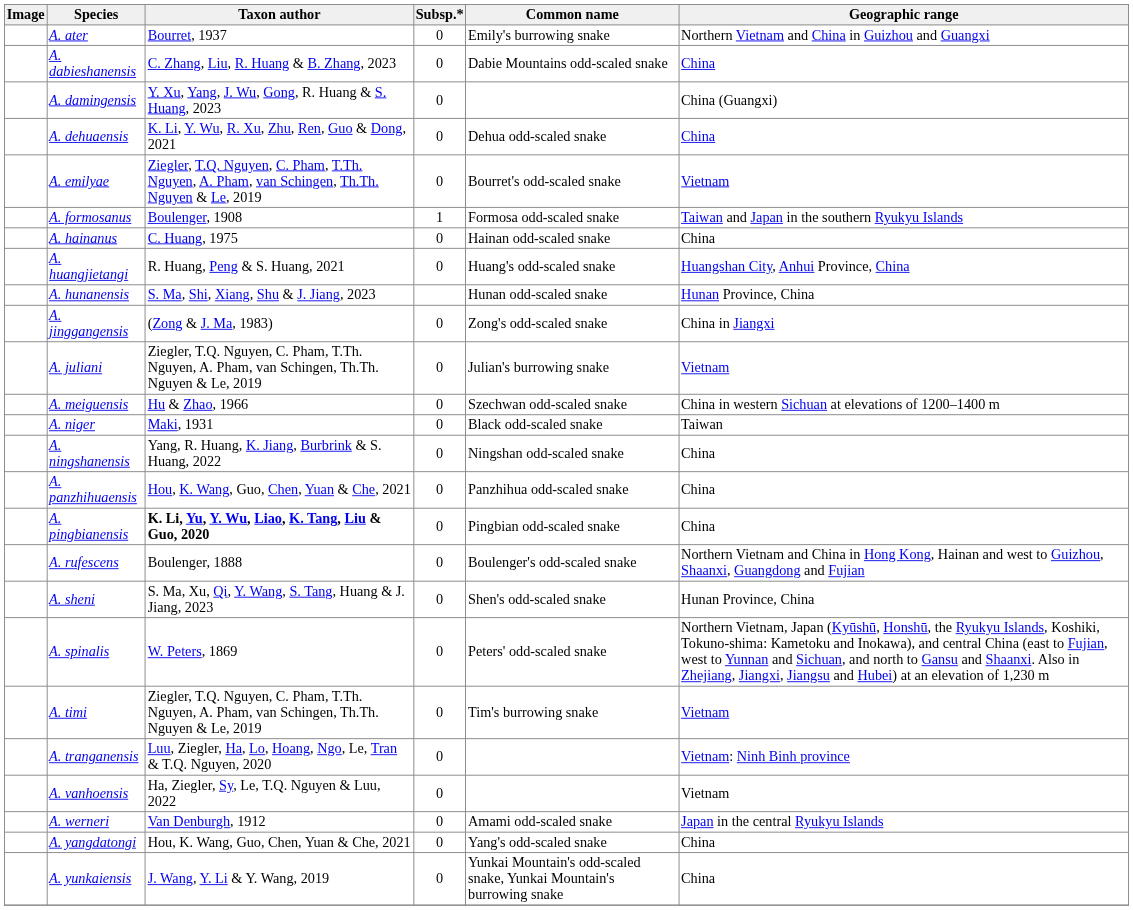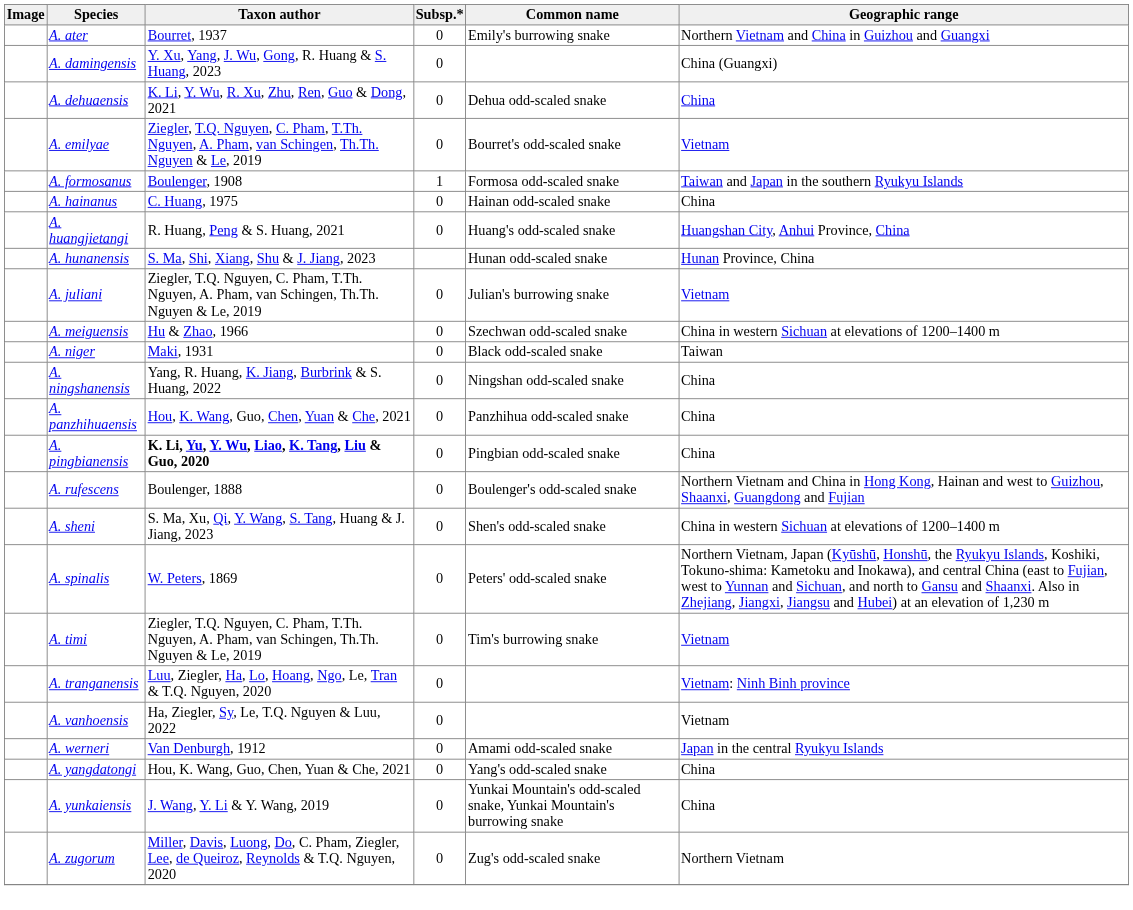- row: (93, 63)
- row: (89, 323)
(748, 599) Hunan Province, China -> (841, 526) China in western Sichuan at elevations of 1200–1400 m
+ row: (82, 858)
